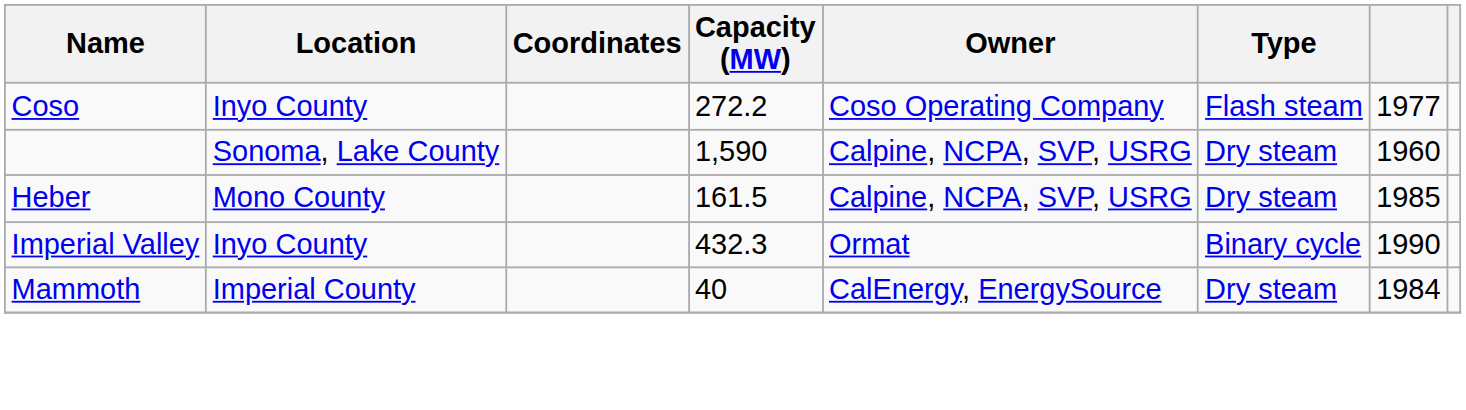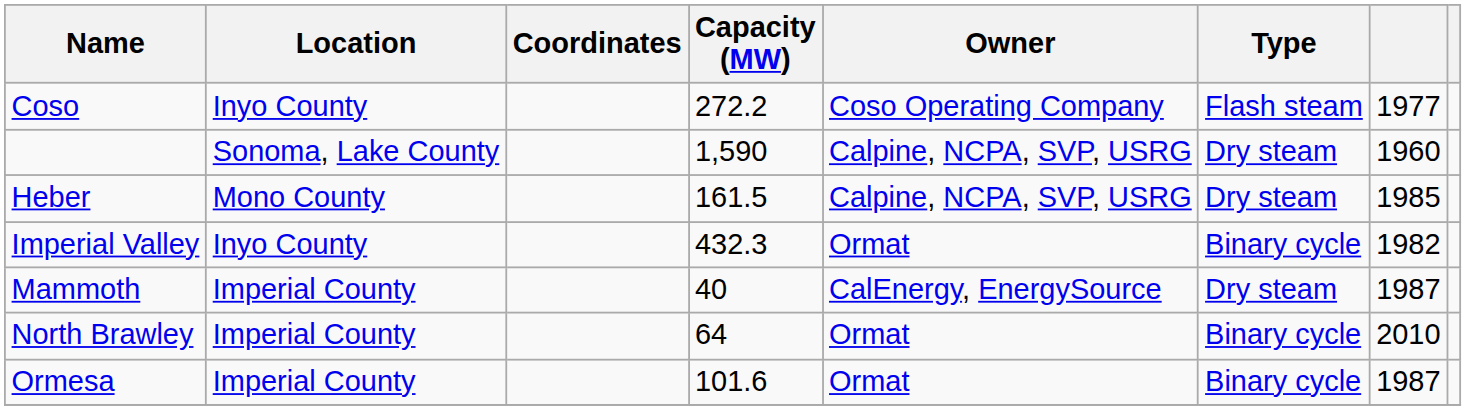(1408, 243) 1990 -> (1408, 243) 1982
(1408, 289) 1984 -> (1408, 289) 1987
+ row: (103, 335)
+ row: (63, 381)
